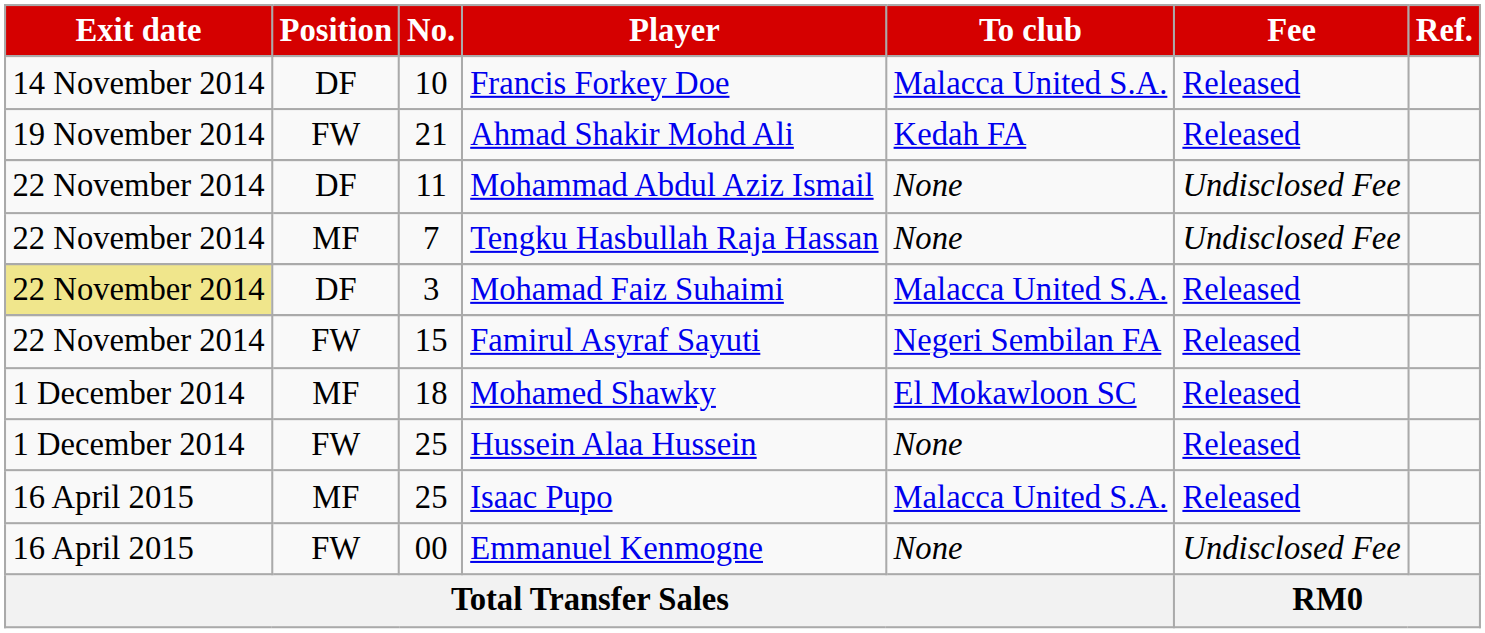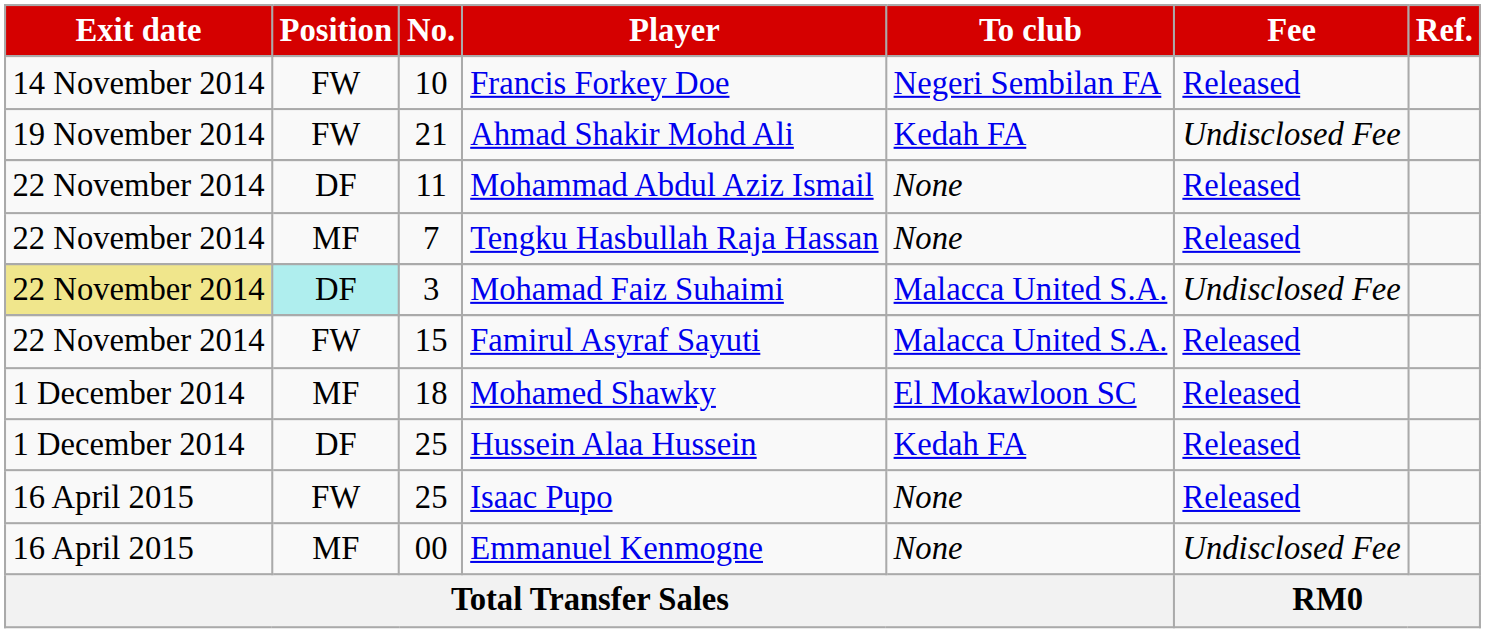(336, 82) DF -> (336, 82) FW
(1030, 82) Malacca United S.A. -> (1027, 82) Negeri Sembilan FA
(1241, 133) Released -> (1292, 133) Undisclosed Fee
(1292, 185) Undisclosed Fee -> (1241, 185) Released
(1292, 237) Undisclosed Fee -> (1241, 237) Released
(336, 289) no background -> (336, 289) paleturquoise background
(1241, 289) Released -> (1292, 289) Undisclosed Fee
(1027, 340) Negeri Sembilan FA -> (1030, 340) Malacca United S.A.
(336, 444) FW -> (336, 444) DF
(928, 444) None -> (960, 444) Kedah FA
(336, 496) MF -> (336, 496) FW
(1030, 496) Malacca United S.A. -> (928, 496) None
(336, 548) FW -> (336, 548) MF
